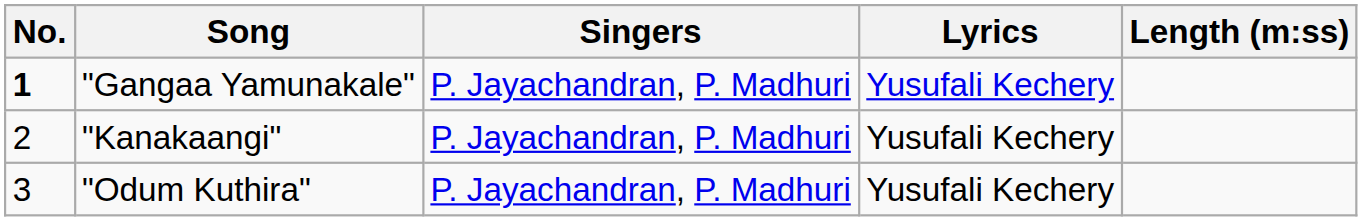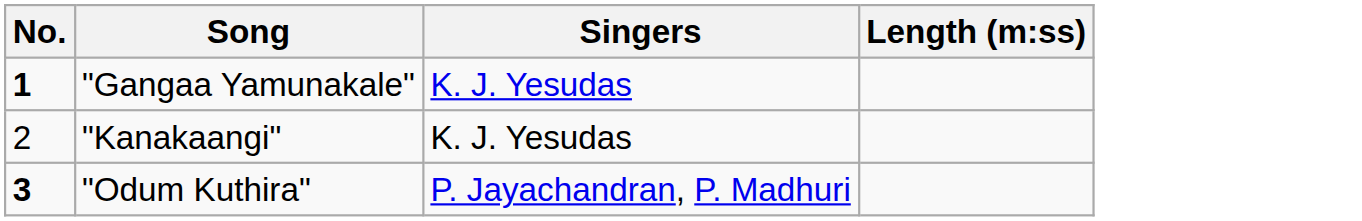- column: (990, 32)
(641, 84) P. Jayachandran, P. Madhuri -> (531, 84) K. J. Yesudas
(641, 137) P. Jayachandran, P. Madhuri -> (531, 137) K. J. Yesudas
(22, 190) normal -> (22, 190) bold
